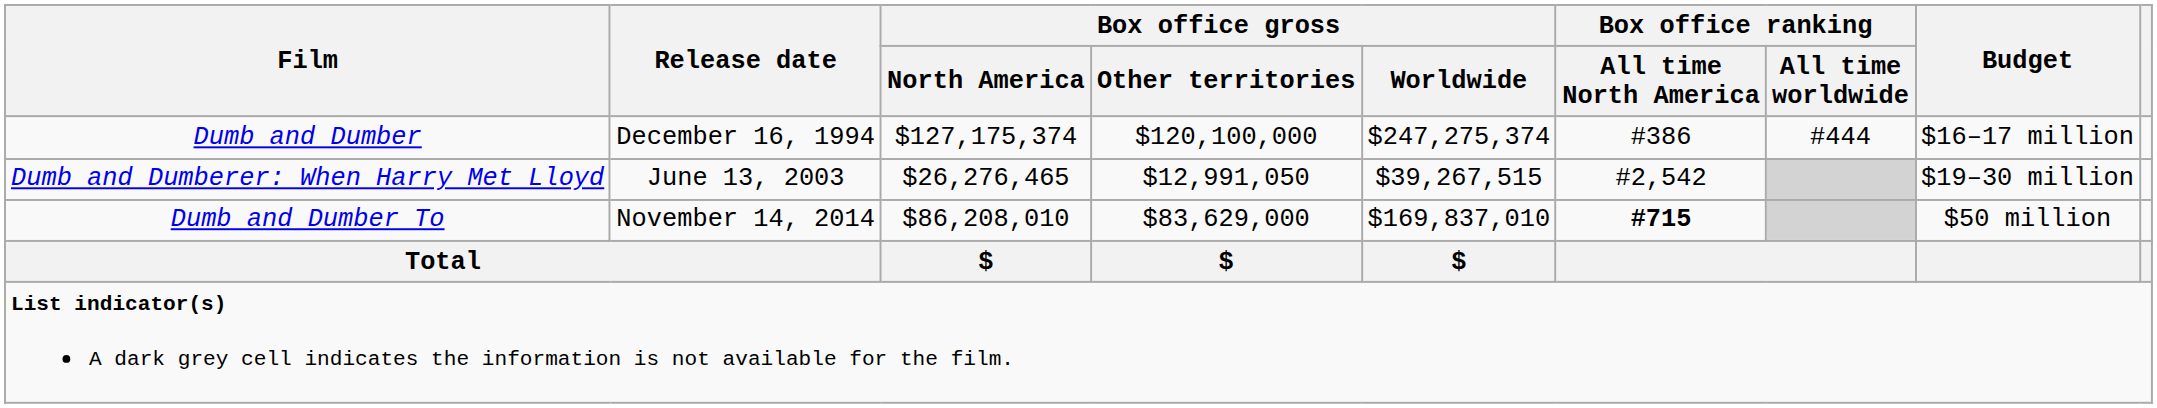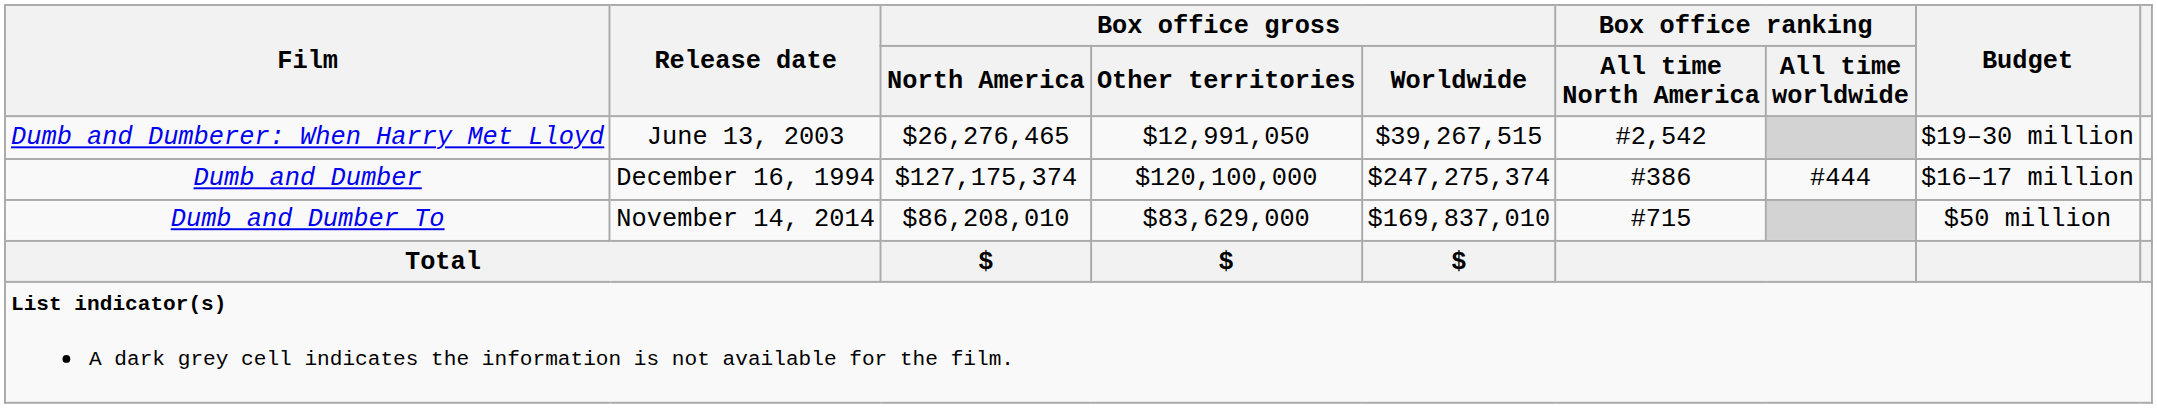rows swapped: (308, 138) <-> (308, 179)
(1661, 220) bold -> (1661, 220) normal
